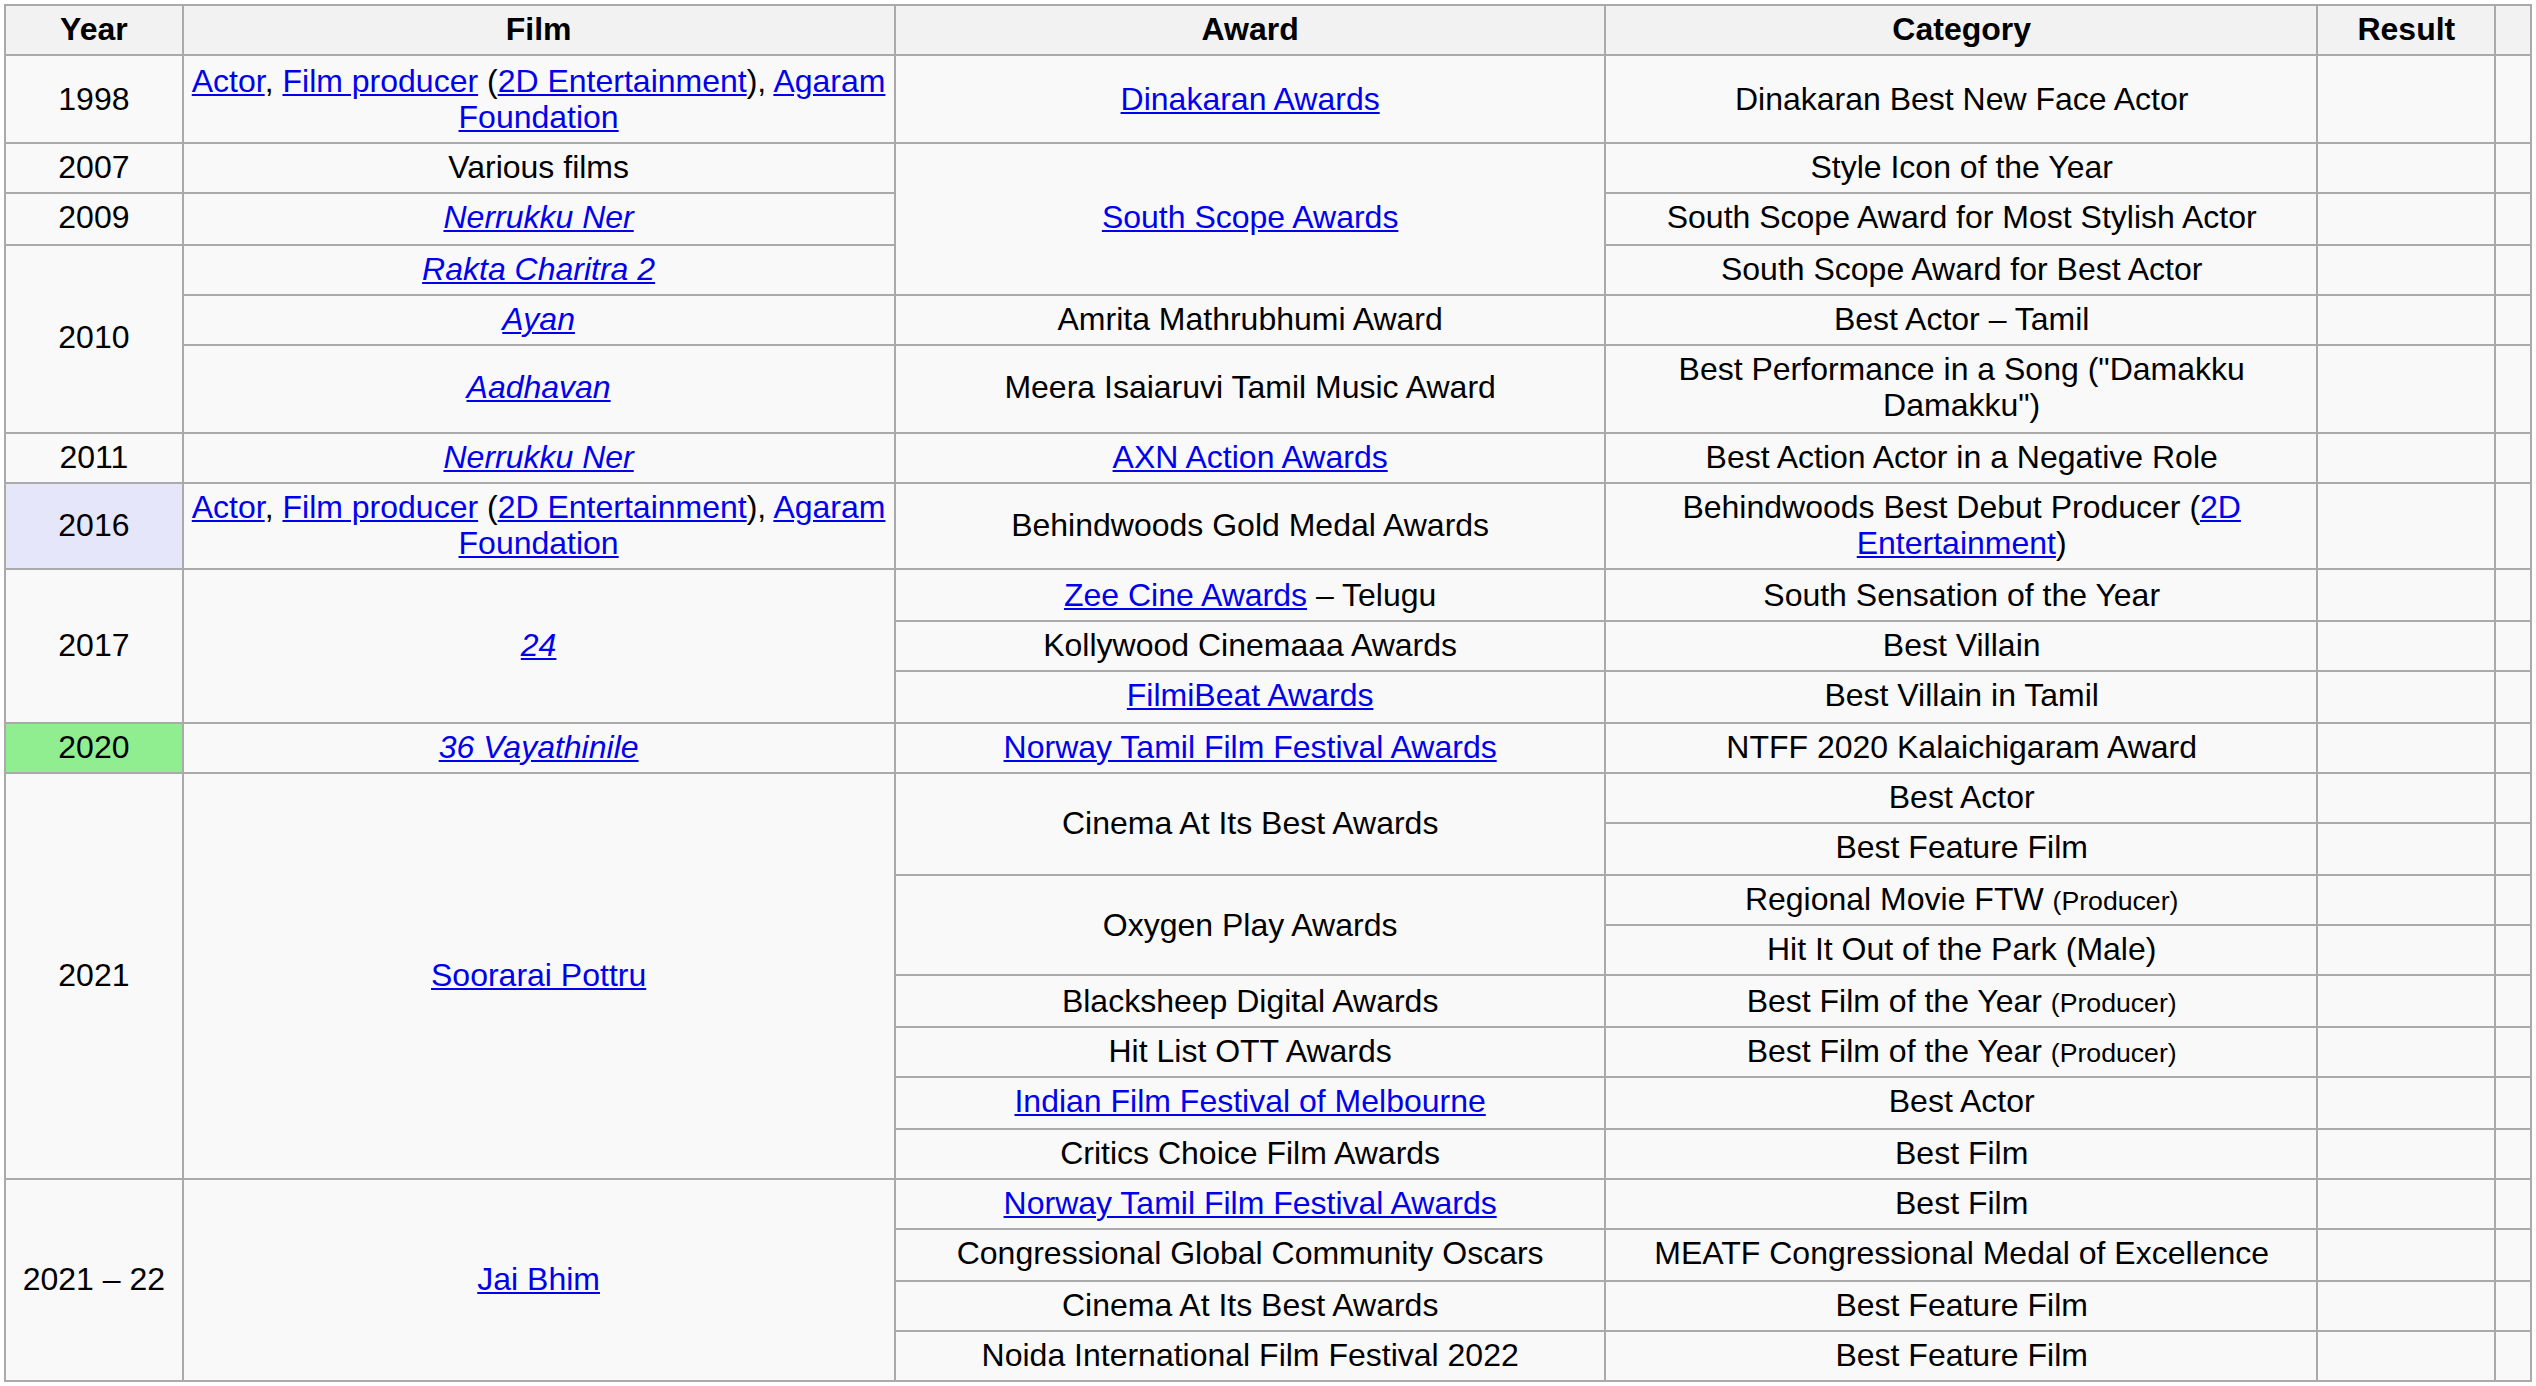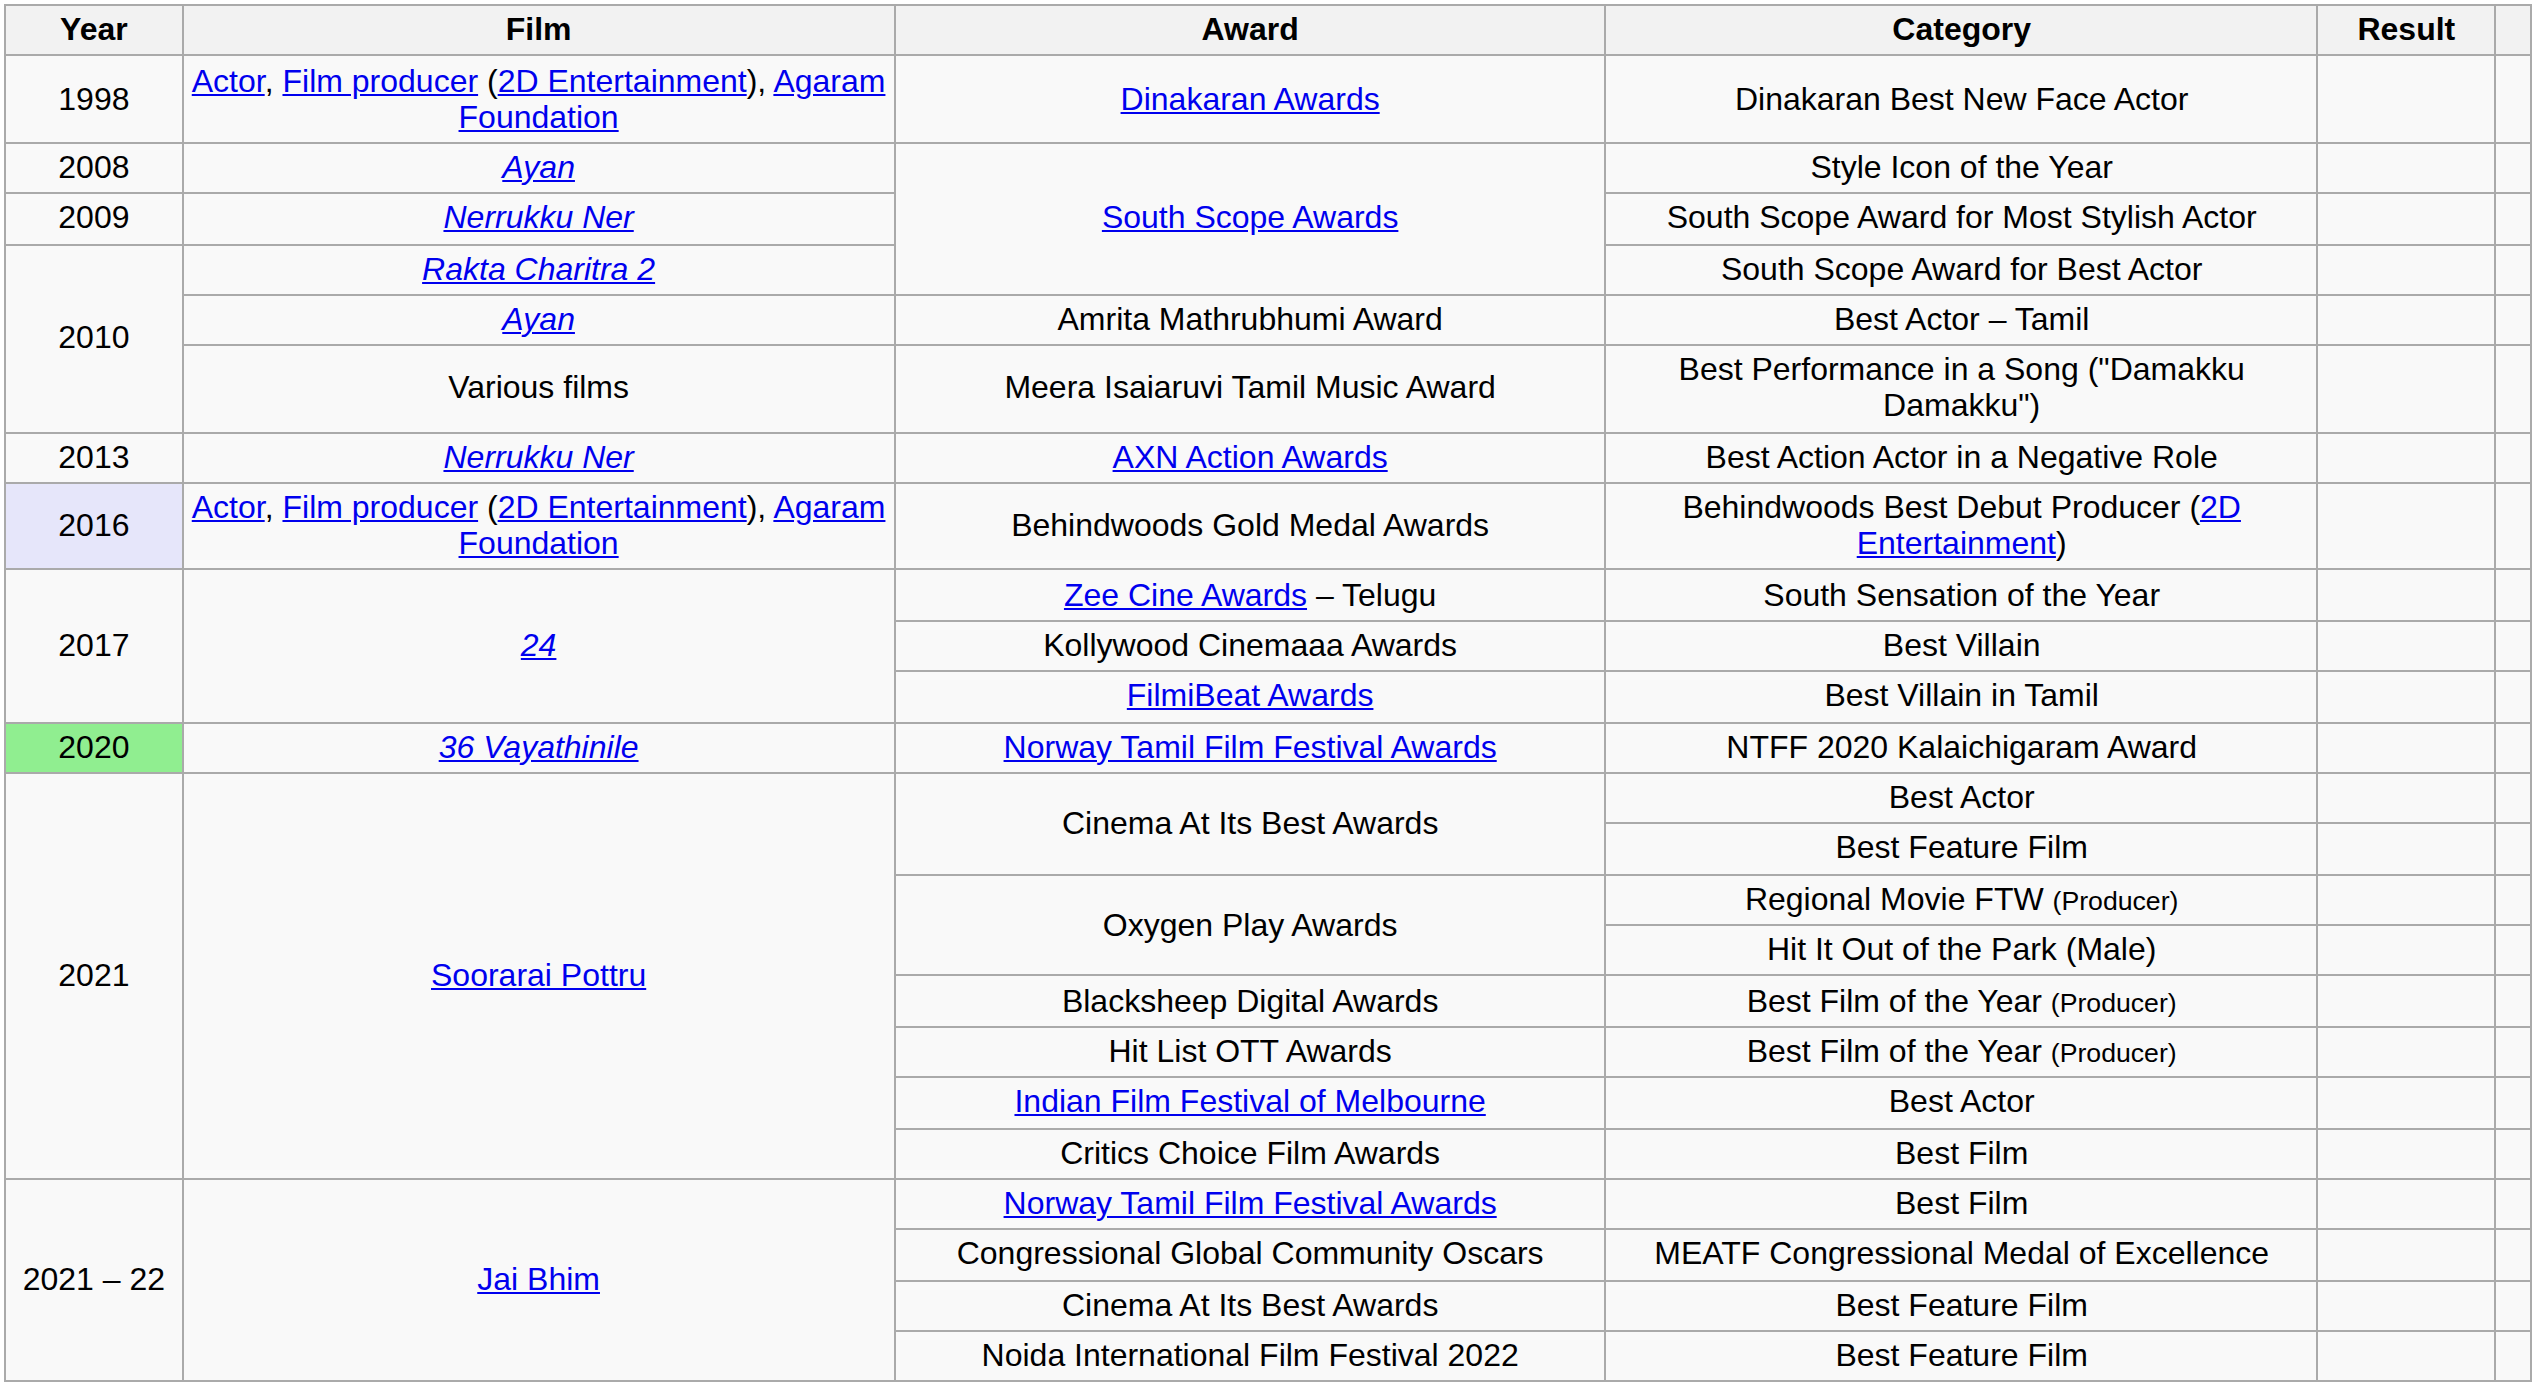(94, 167) 2007 -> (94, 167) 2008
(539, 167) Various films -> (539, 167) Ayan
(539, 388) Aadhavan -> (539, 388) Various films
(94, 457) 2011 -> (94, 457) 2013
